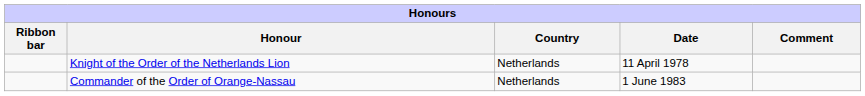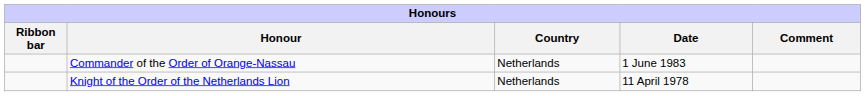rows swapped: (180, 63) <-> (183, 81)
